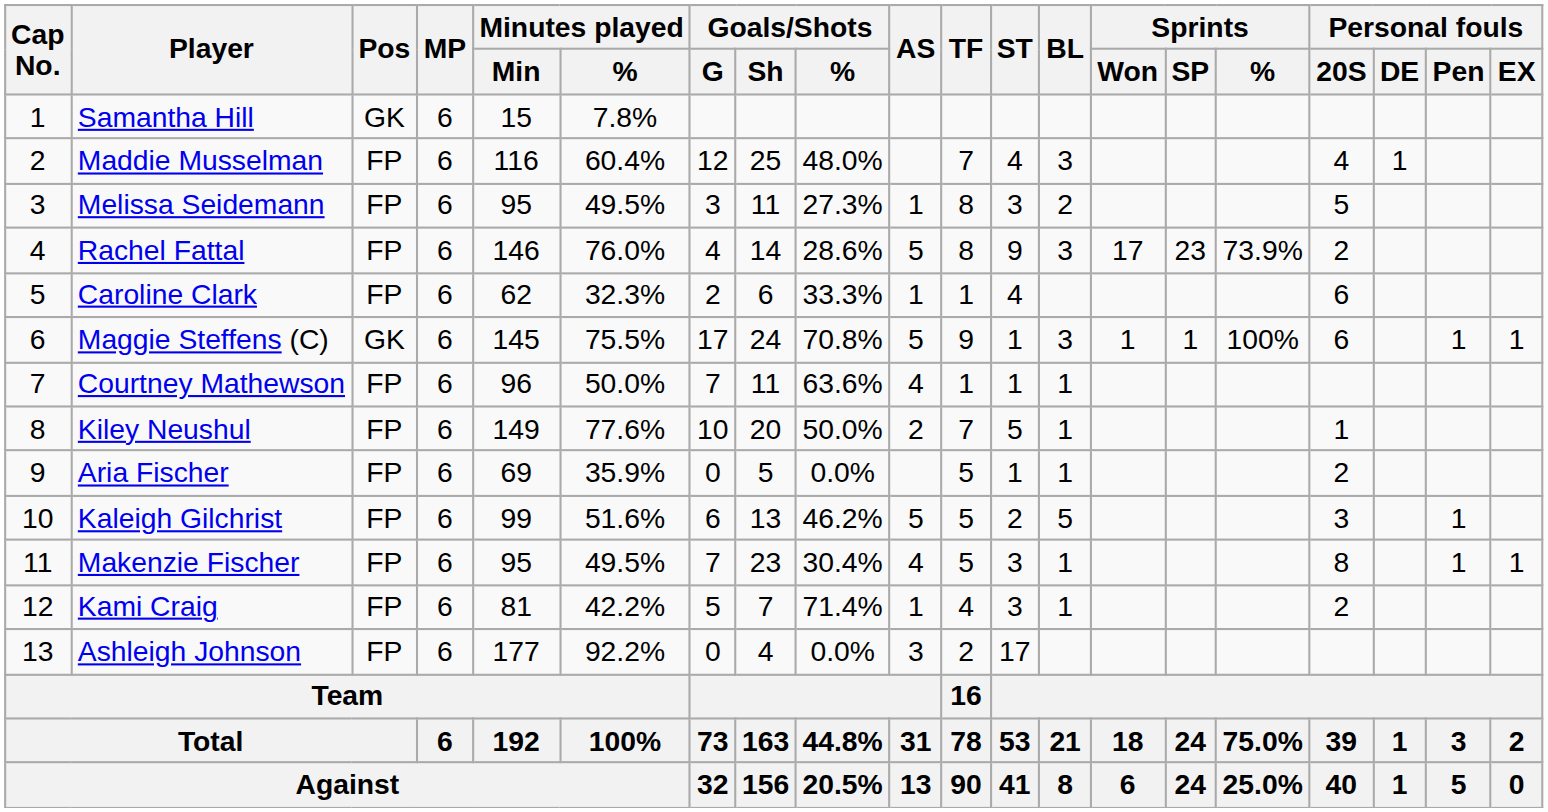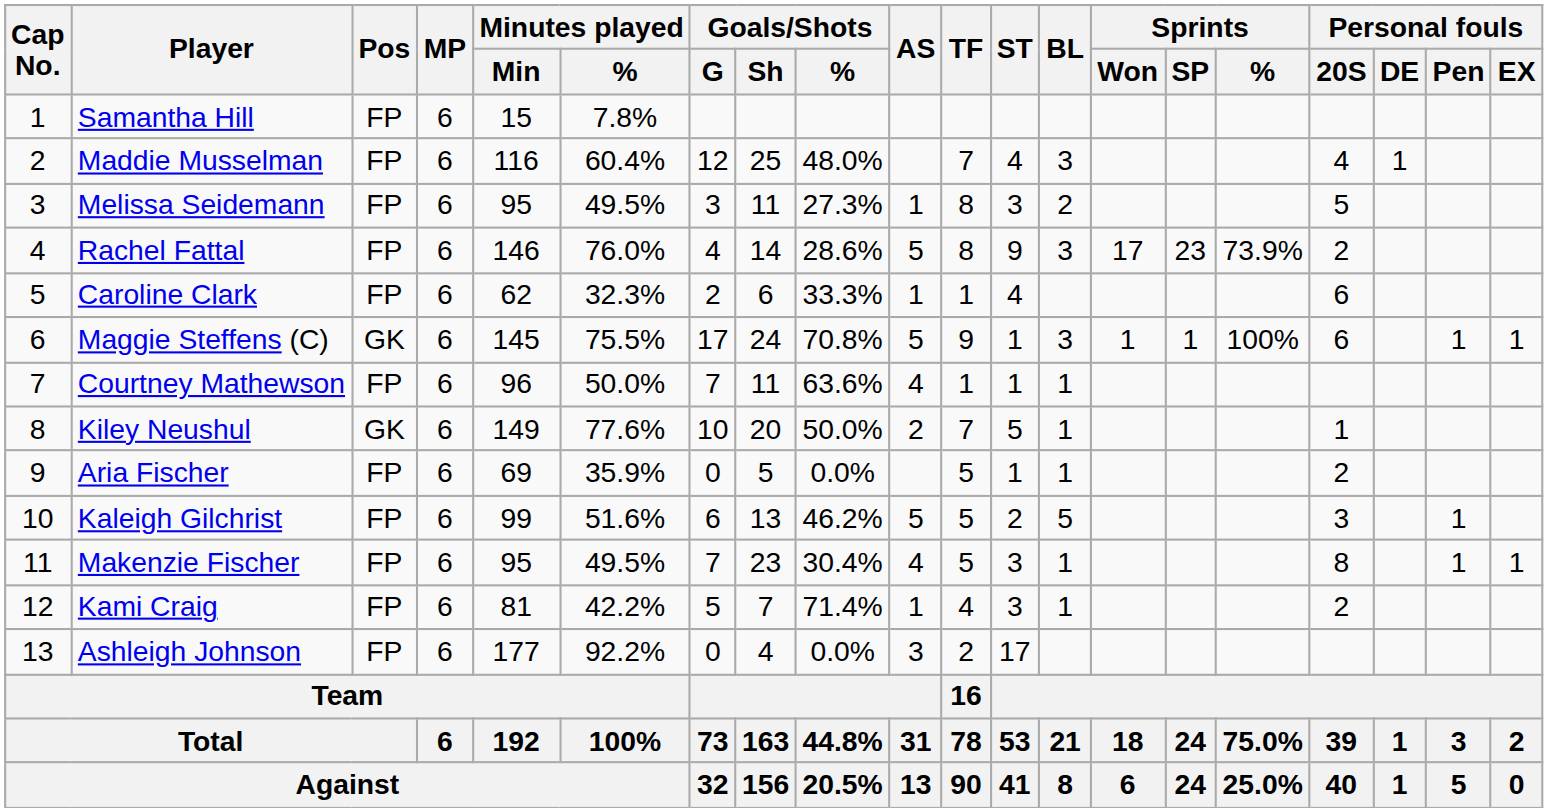(384, 116) GK -> (384, 116) FP
(384, 428) FP -> (384, 428) GK
